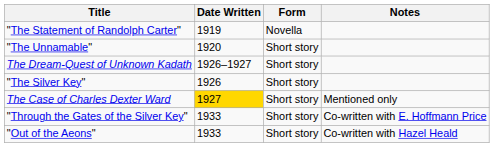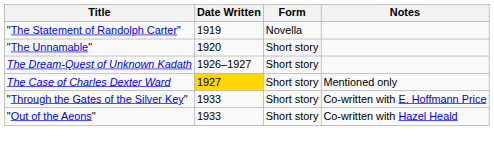- row: (46, 82)
